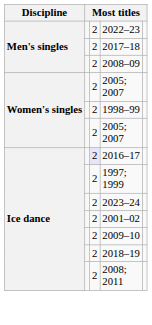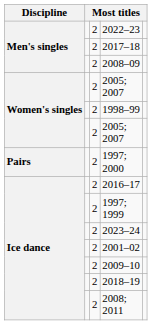+ row: (19, 162)
(95, 156) lavender background -> (95, 185) no background
